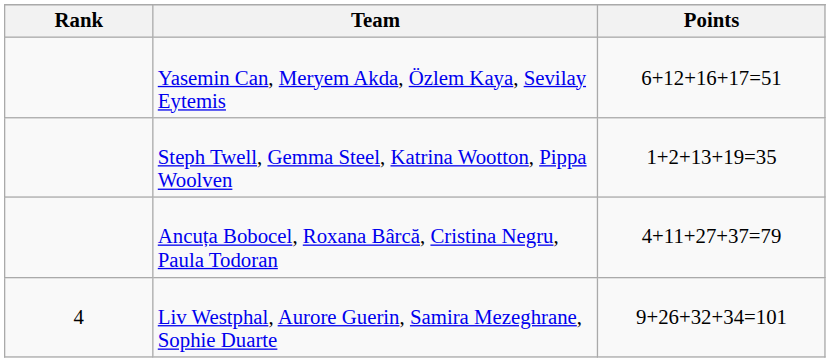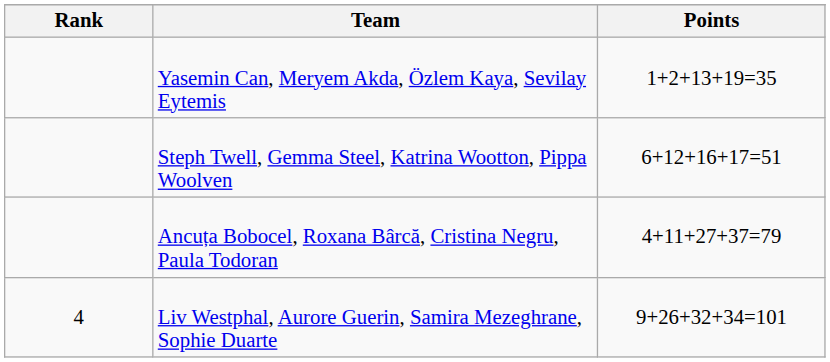(712, 77) 6+12+16+17=51 -> (712, 77) 1+2+13+19=35
(712, 157) 1+2+13+19=35 -> (712, 157) 6+12+16+17=51
